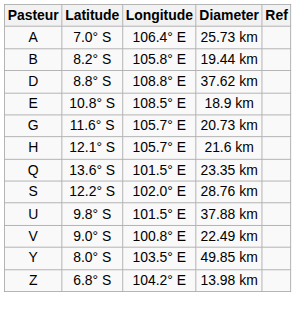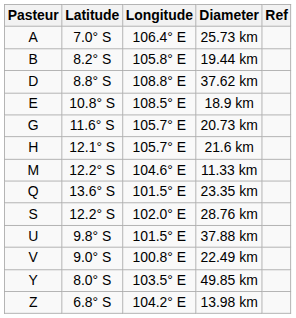+ row: (229, 170)
